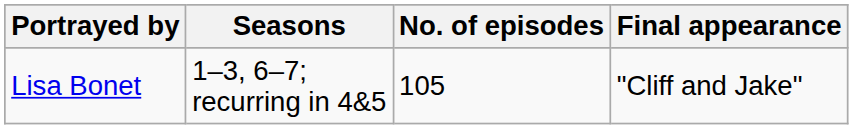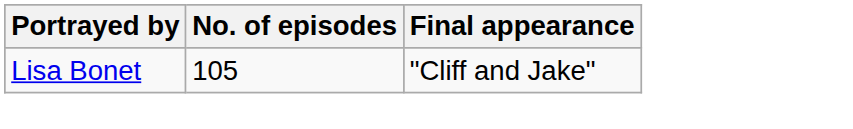- column: (289, 26)
